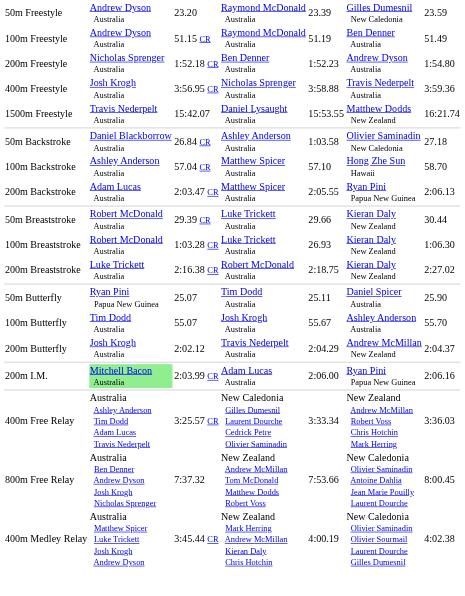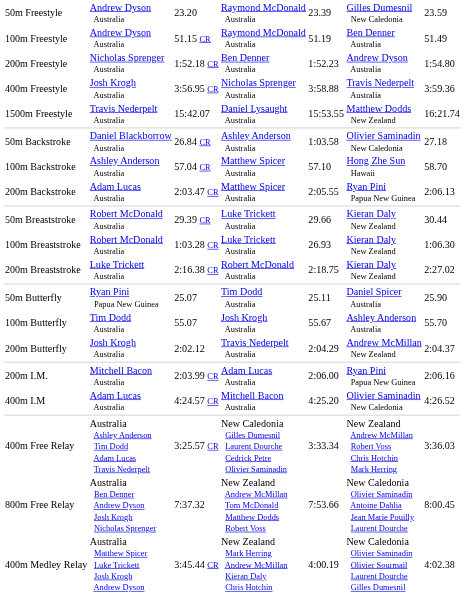(121, 376) lightgreen background -> (121, 376) no background
+ row: (25, 401)
